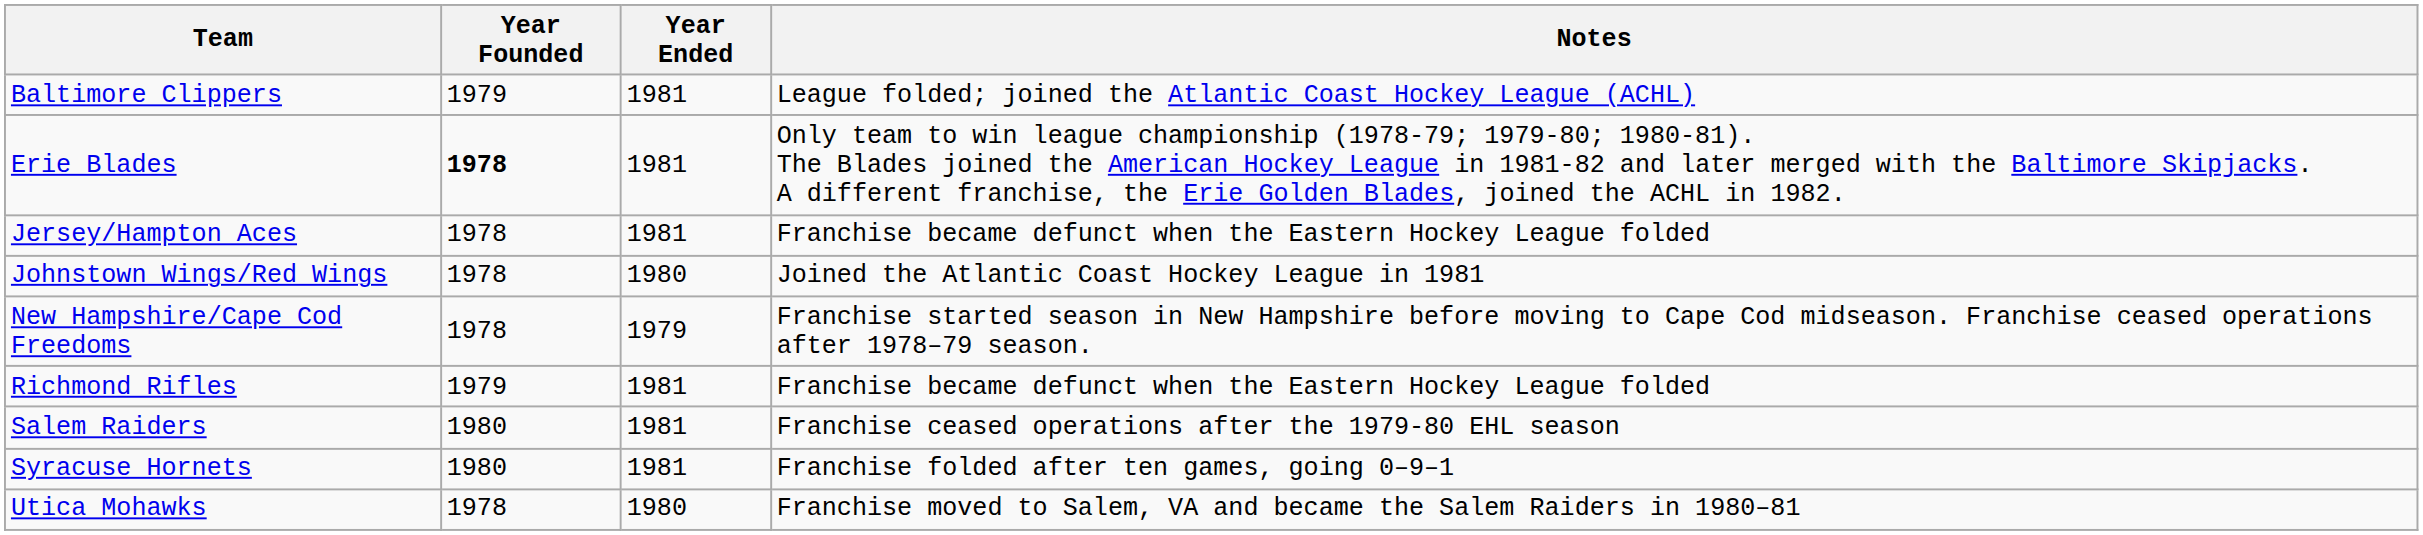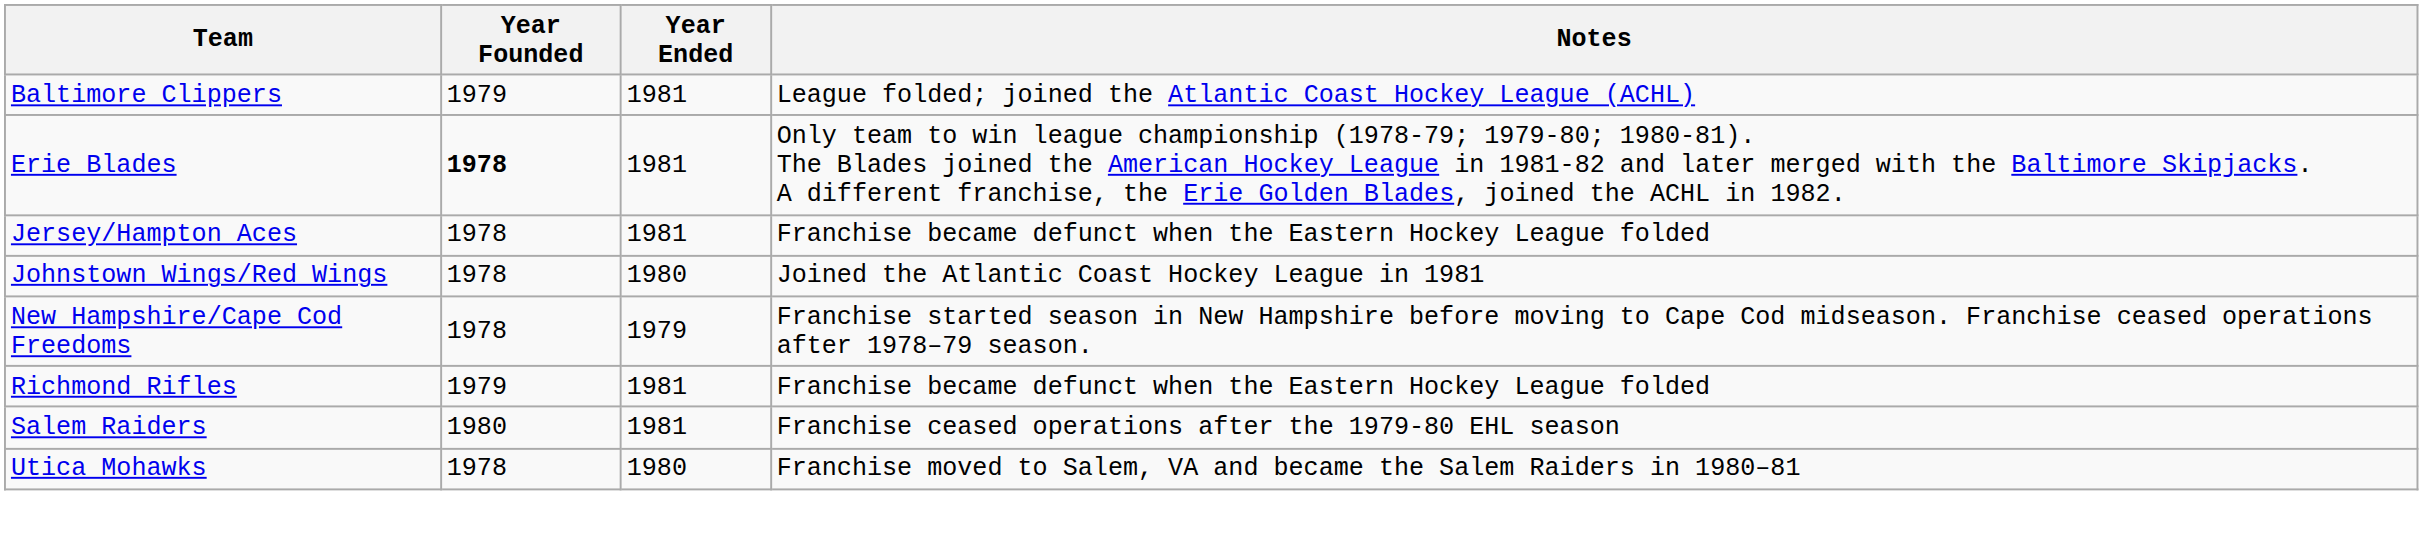- row: (131, 468)
